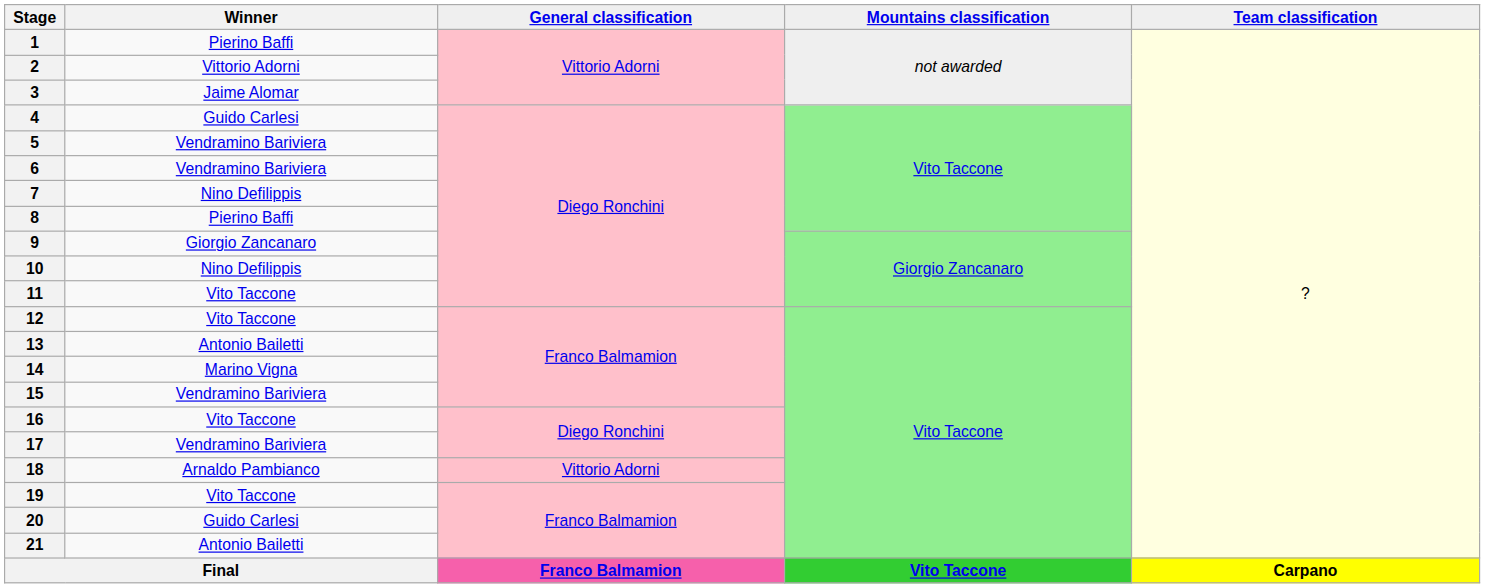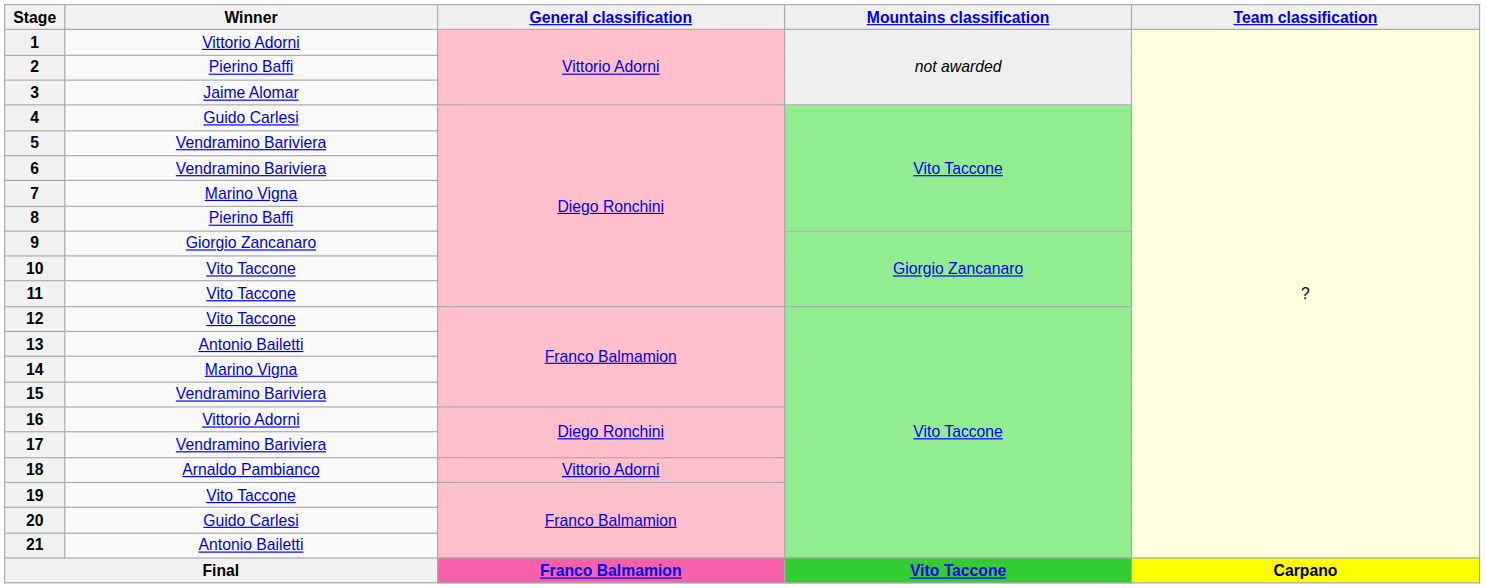(251, 43) Pierino Baffi -> (251, 43) Vittorio Adorni
(251, 68) Vittorio Adorni -> (251, 68) Pierino Baffi
(251, 194) Nino Defilippis -> (251, 194) Marino Vigna
(251, 269) Nino Defilippis -> (251, 269) Vito Taccone
(251, 420) Vito Taccone -> (251, 420) Vittorio Adorni
